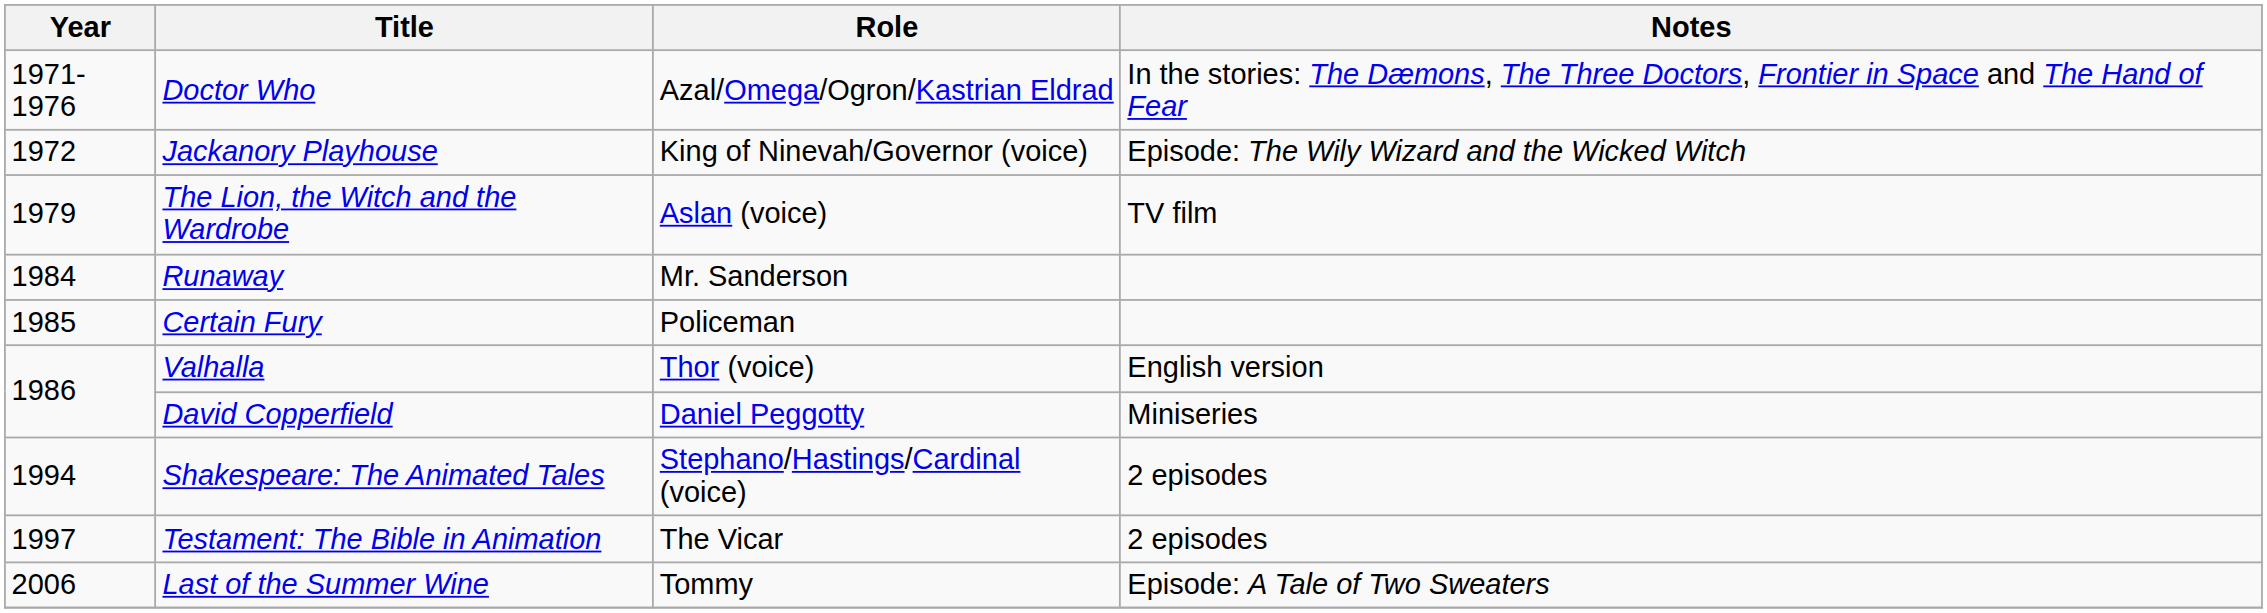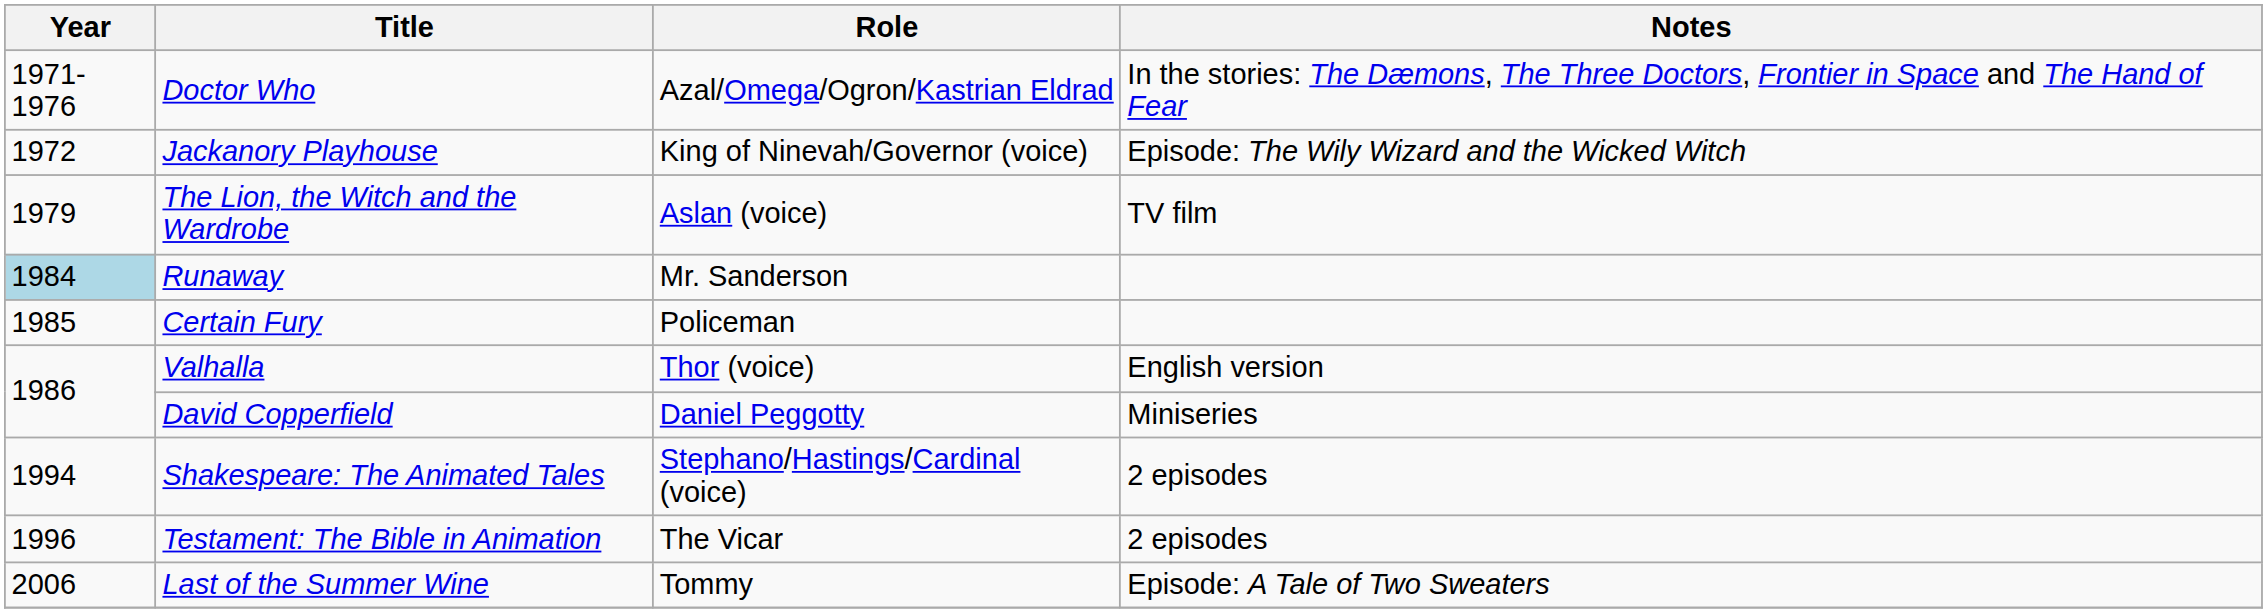(44, 276) no background -> (44, 276) lightblue background
(44, 538) 1997 -> (44, 538) 1996
